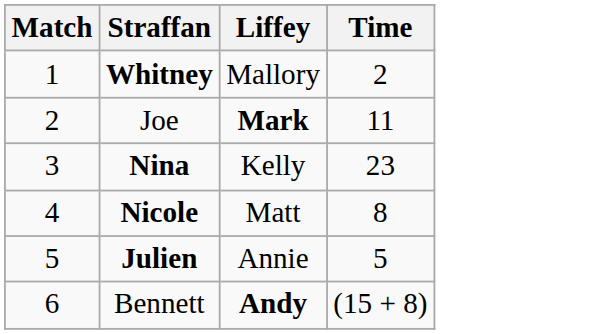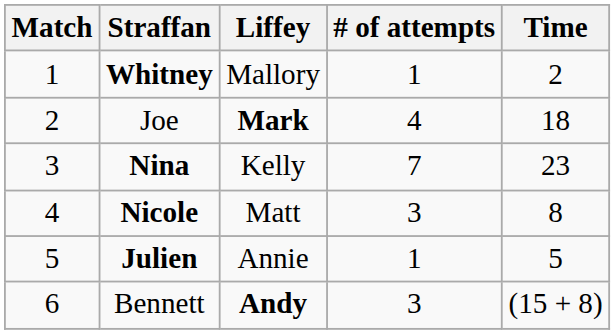+ column: (414, 27)
(380, 119) 11 -> (556, 119) 18
